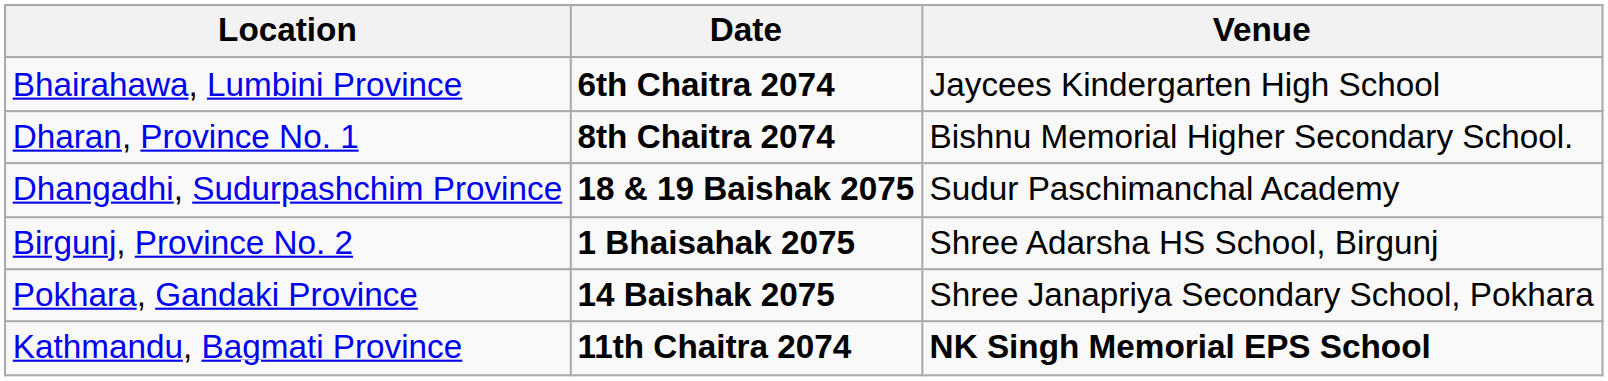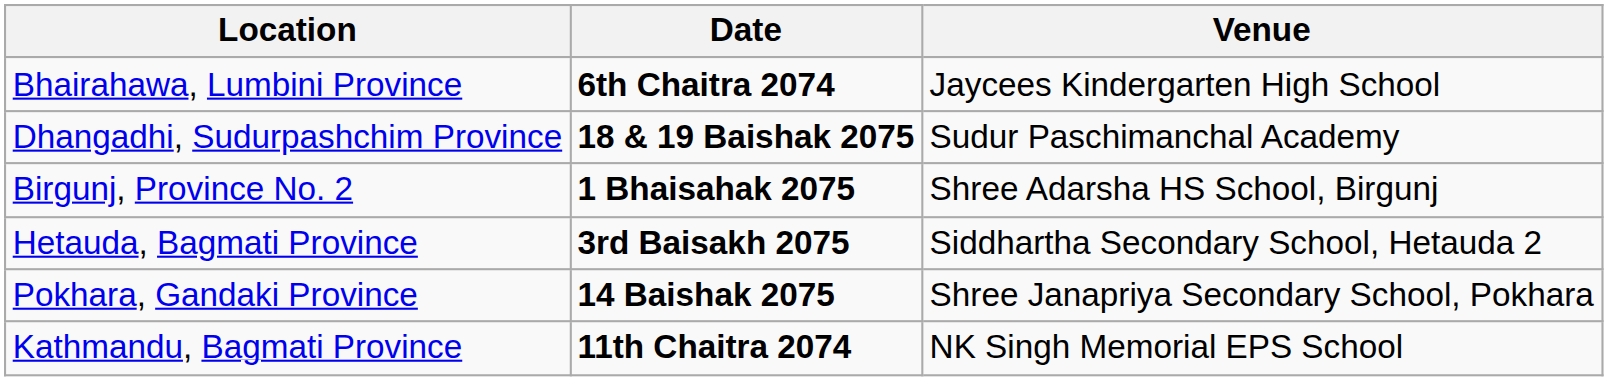- row: (186, 136)
+ row: (215, 242)
(1180, 347) bold -> (1166, 347) normal
